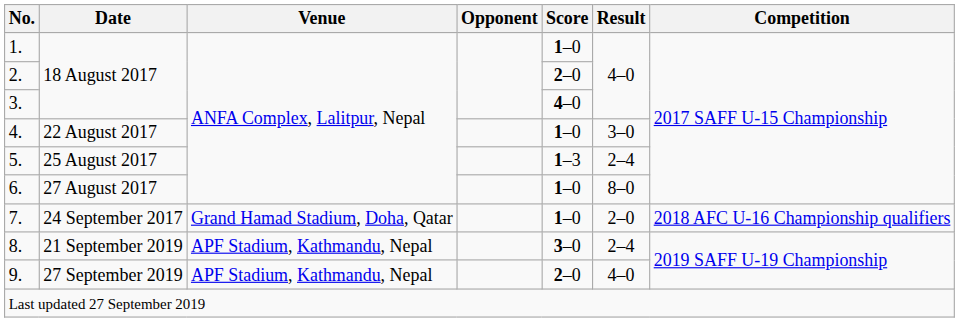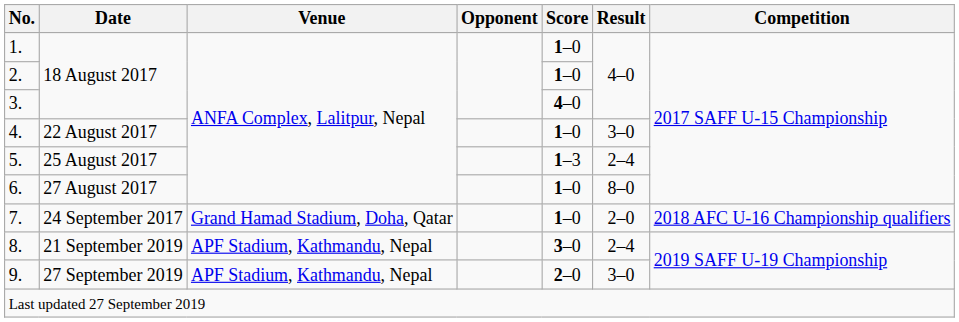(567, 75) 2–0 -> (567, 75) 1–0
(621, 274) 4–0 -> (621, 274) 3–0
